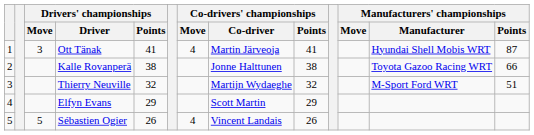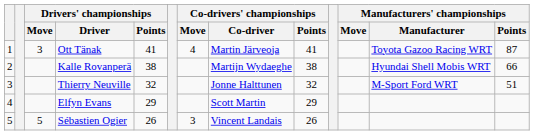(431, 48) Hyundai Shell Mobis WRT -> (432, 48) Toyota Gazoo Racing WRT
(246, 66) Jonne Halttunen -> (251, 66) Martijn Wydaeghe
(432, 66) Toyota Gazoo Racing WRT -> (431, 66) Hyundai Shell Mobis WRT
(251, 84) Martijn Wydaeghe -> (246, 84) Jonne Halttunen
(193, 120) 4 -> (193, 120) 3
